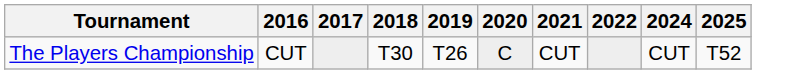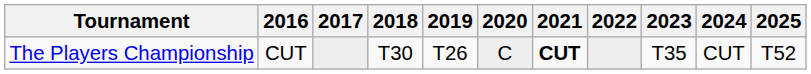+ column: (669, 21)
(560, 53) normal -> (560, 53) bold
